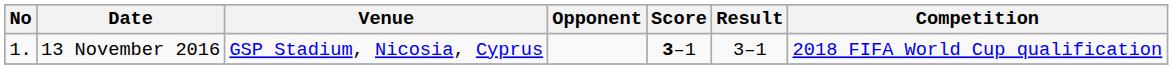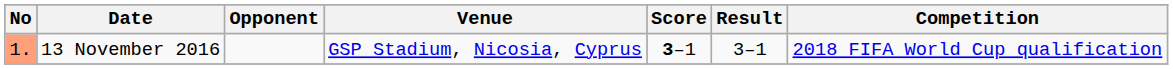columns swapped: (386, 20) <-> (597, 20)
(21, 49) no background -> (21, 49) lightsalmon background
